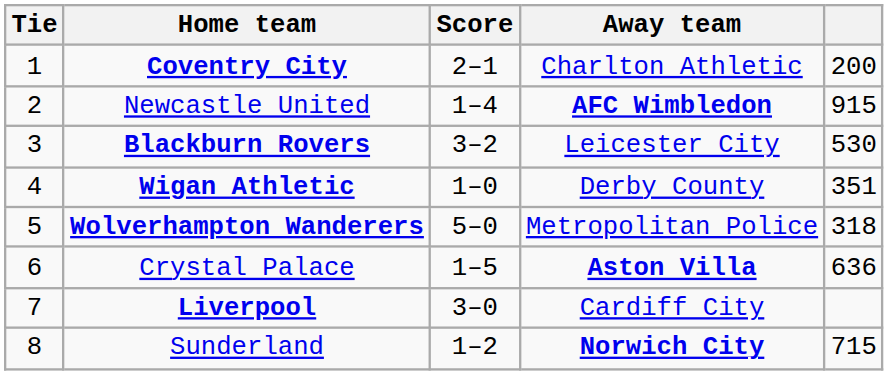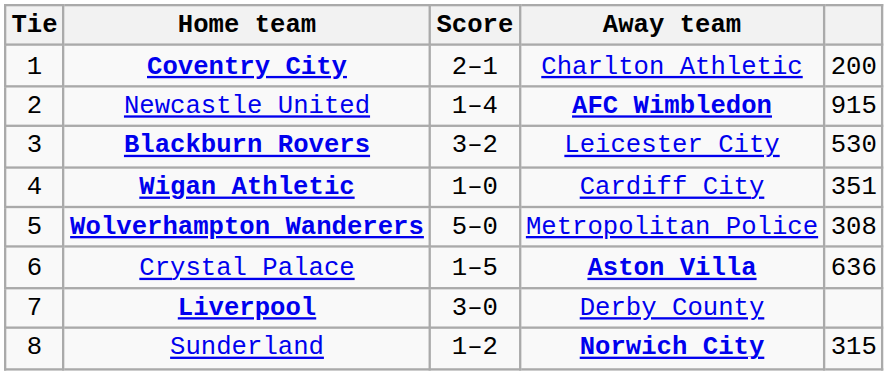(672, 187) Derby County -> (672, 187) Cardiff City
(854, 227) 318 -> (854, 227) 308
(672, 308) Cardiff City -> (672, 308) Derby County
(854, 348) 715 -> (854, 348) 315
